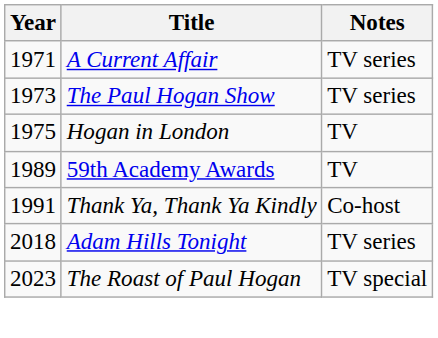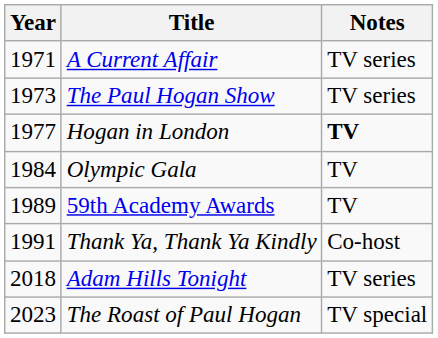(33, 132) 1975 -> (33, 132) 1977
(343, 132) normal -> (343, 132) bold
+ row: (132, 168)
